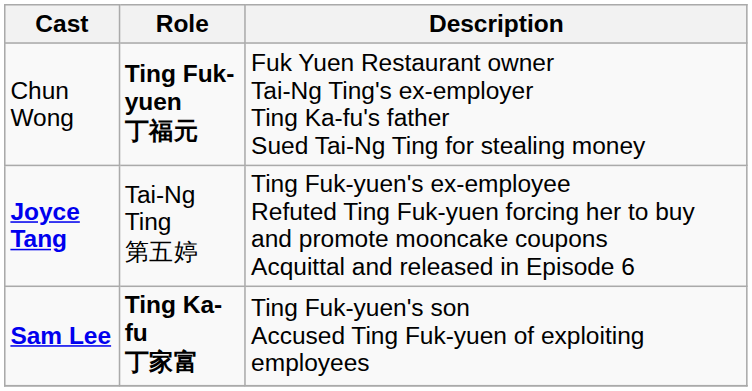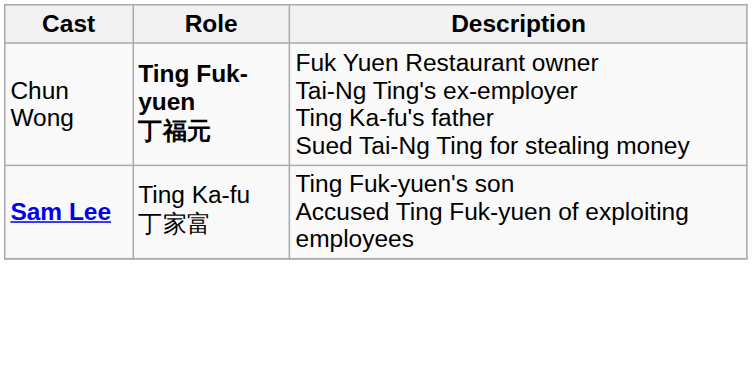- row: (45, 225)
(173, 333) bold -> (194, 210) normal
